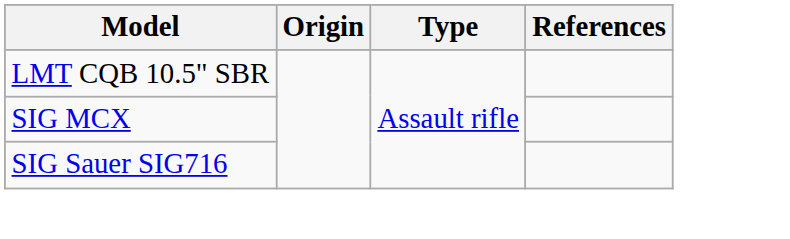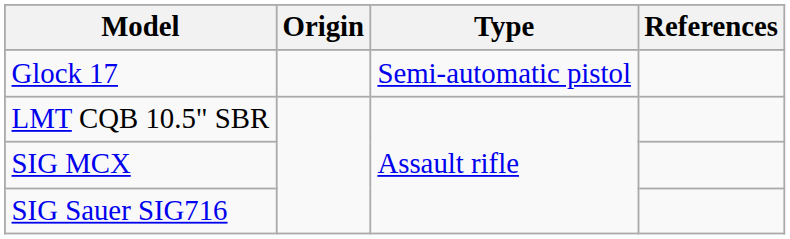+ row: (65, 73)
